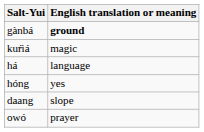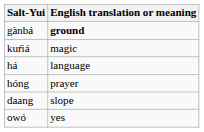(58, 83) yes -> (64, 83) prayer
(64, 118) prayer -> (58, 118) yes
